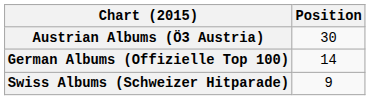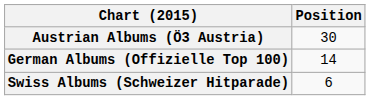(329, 83) 9 -> (329, 83) 6
